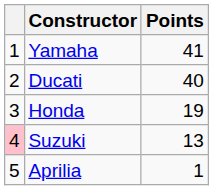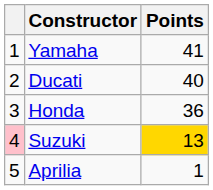(193, 110) 19 -> (193, 110) 36
(193, 140) no background -> (193, 140) gold background
